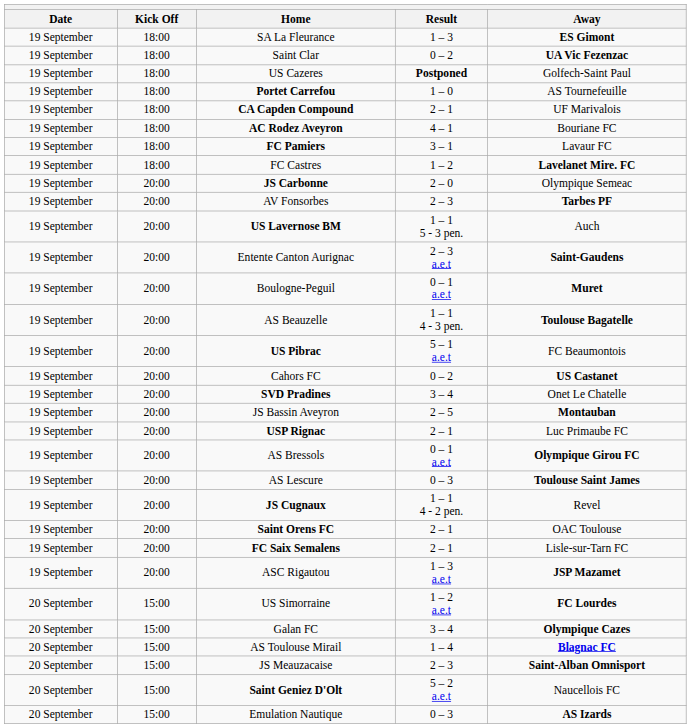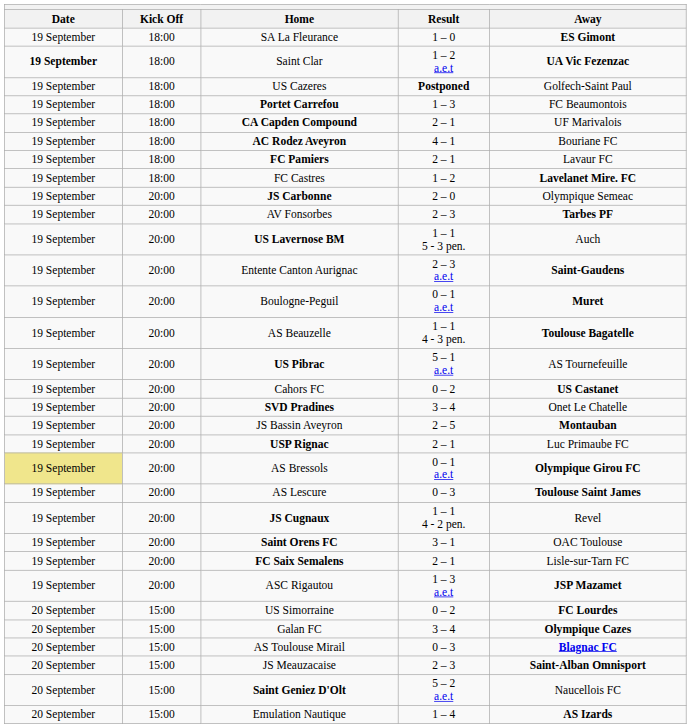(441, 37) 1 – 3 -> (444, 37) 1 – 0
(61, 55) normal -> (63, 61) bold
(441, 55) 0 – 2 -> (444, 61) 1 – 2 a.e.t
(441, 92) 1 – 0 -> (444, 104) 1 – 3
(587, 92) AS Tournefeuille -> (588, 104) FC Beaumontois
(441, 146) 3 – 1 -> (444, 159) 2 – 1
(587, 351) FC Beaumontois -> (588, 364) AS Tournefeuille
(61, 455) no background -> (63, 468) khaki background
(441, 529) 2 – 1 -> (444, 542) 3 – 1
(441, 604) 1 – 2 a.e.t -> (444, 610) 0 – 2
(441, 647) 1 – 4 -> (444, 647) 0 – 3
(441, 714) 0 – 3 -> (444, 714) 1 – 4
